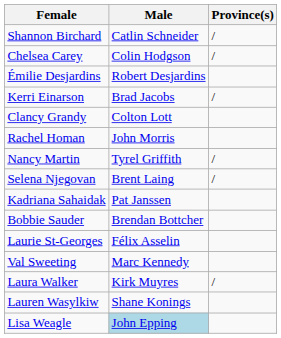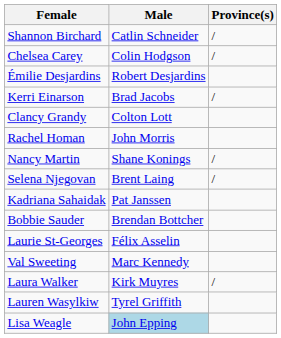(146, 158) Tyrel Griffith -> (151, 158) Shane Konings
(151, 302) Shane Konings -> (146, 302) Tyrel Griffith
